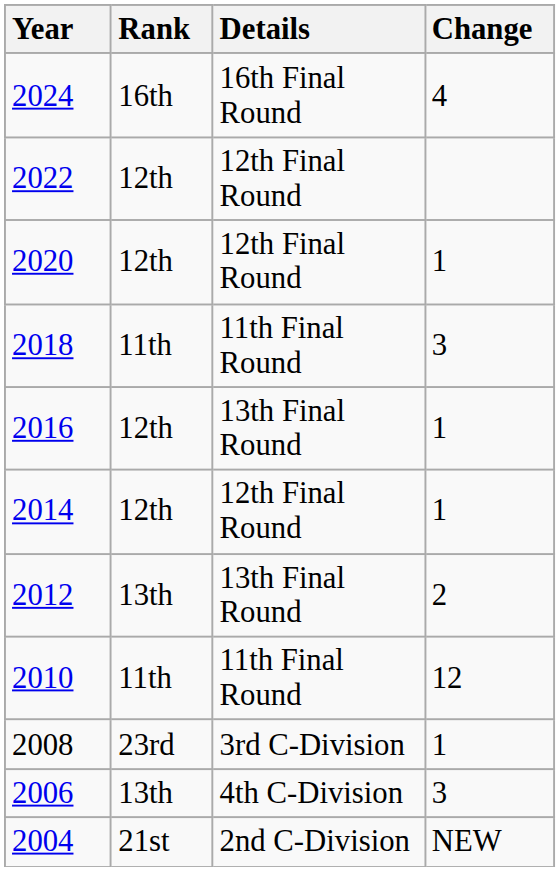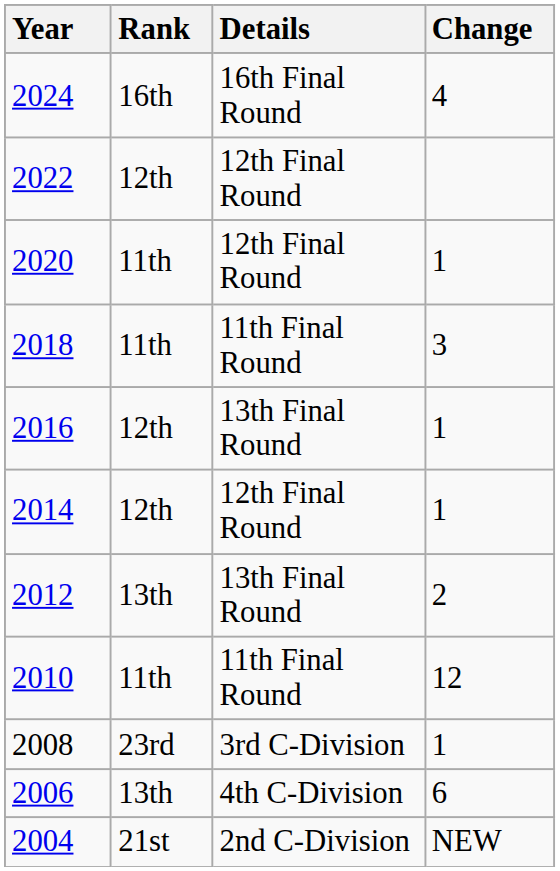(146, 261) 12th -> (145, 261) 11th
(439, 792) 3 -> (439, 792) 6
